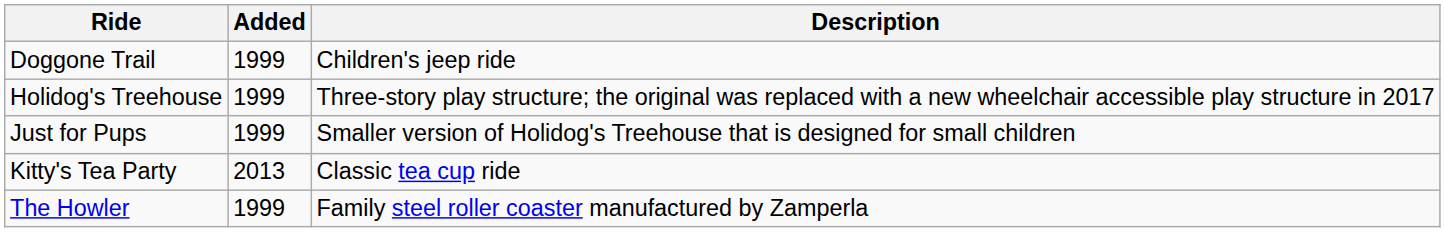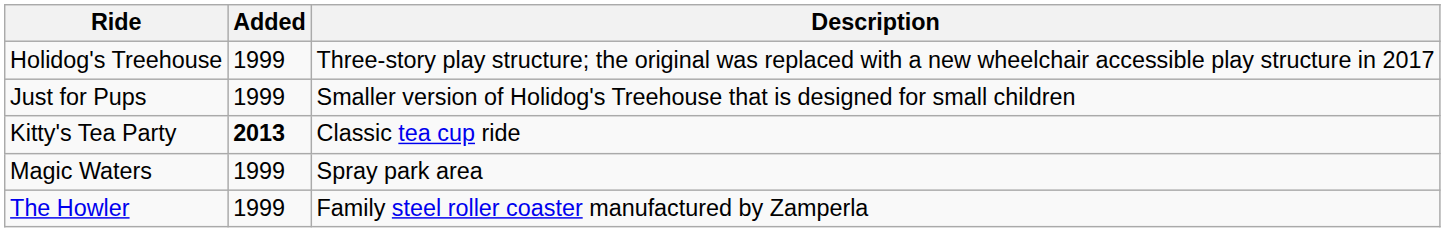- row: (83, 60)
(259, 171) normal -> (259, 134) bold
+ row: (81, 171)
